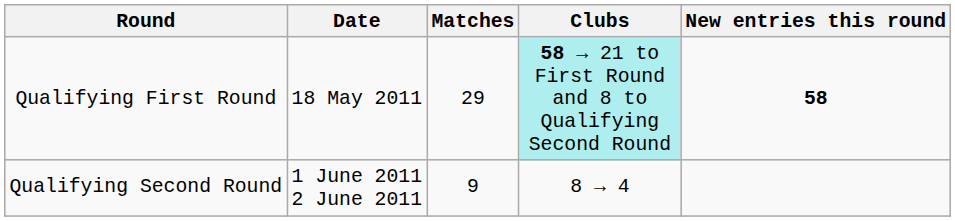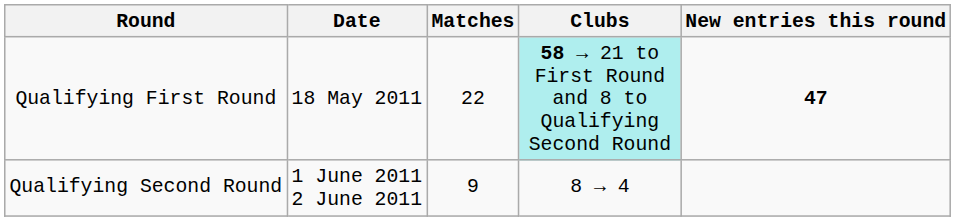(473, 99) 29 -> (473, 99) 22
(816, 99) 58 -> (816, 99) 47
